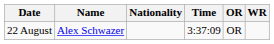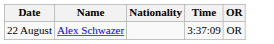- column: (257, 13)
